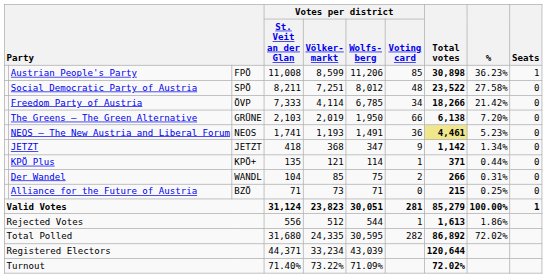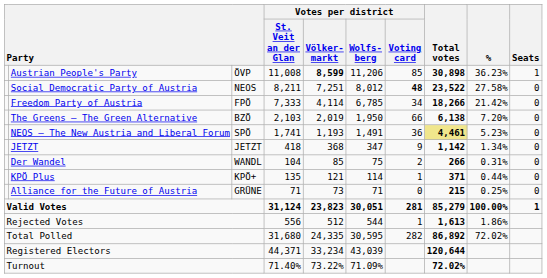(243, 73) FPÖ -> (243, 73) ÖVP
(330, 73) normal -> (330, 73) bold
(243, 88) SPÖ -> (245, 88) NEOS
(417, 88) normal -> (417, 88) bold
(243, 103) ÖVP -> (243, 103) FPÖ
(248, 117) GRÜNE -> (243, 117) BZÖ
(245, 132) NEOS -> (243, 132) SPÖ
rows swapped: (33, 162) <-> (38, 177)
(243, 192) BZÖ -> (248, 192) GRÜNE
